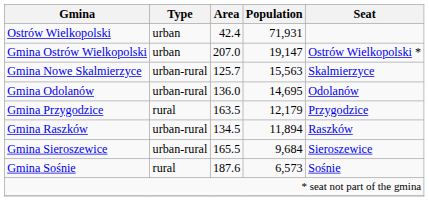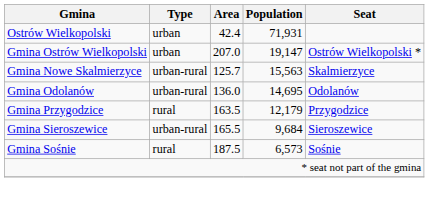- row: (48, 129)
(227, 168) 187.6 -> (227, 149) 187.5
